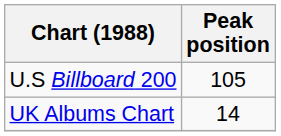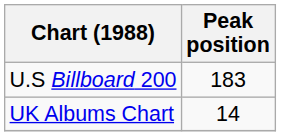(228, 79) 105 -> (228, 79) 183
